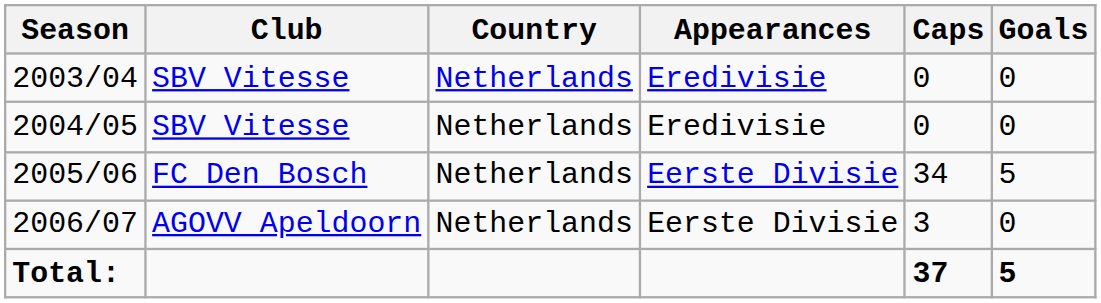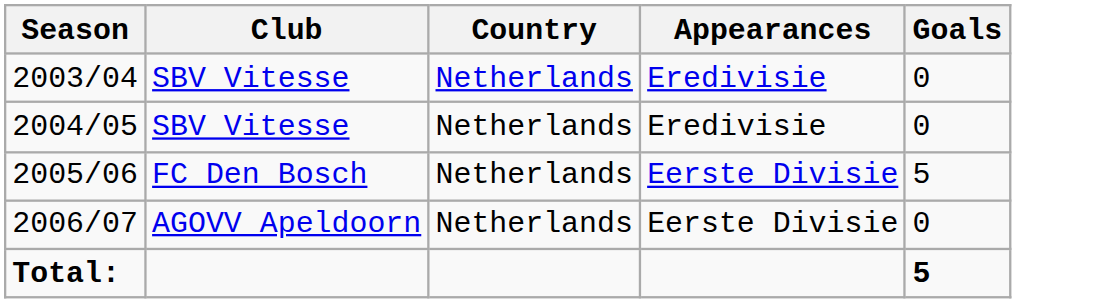- column: (948, 30)
